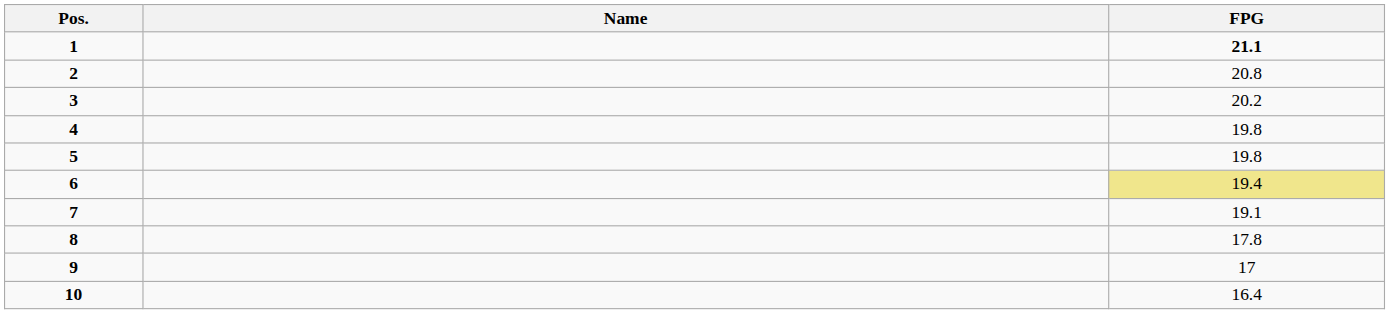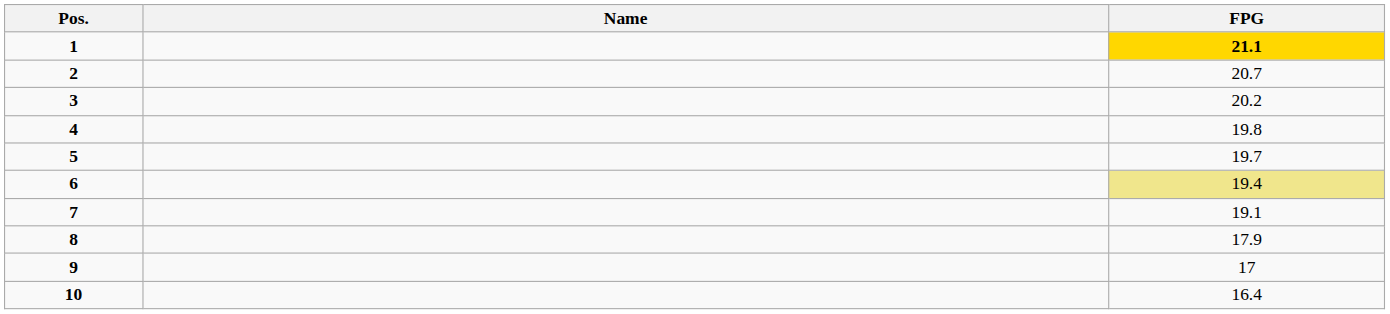(1247, 45) no background -> (1247, 45) gold background
(1247, 73) 20.8 -> (1247, 73) 20.7
(1247, 156) 19.8 -> (1247, 156) 19.7
(1247, 239) 17.8 -> (1247, 239) 17.9
